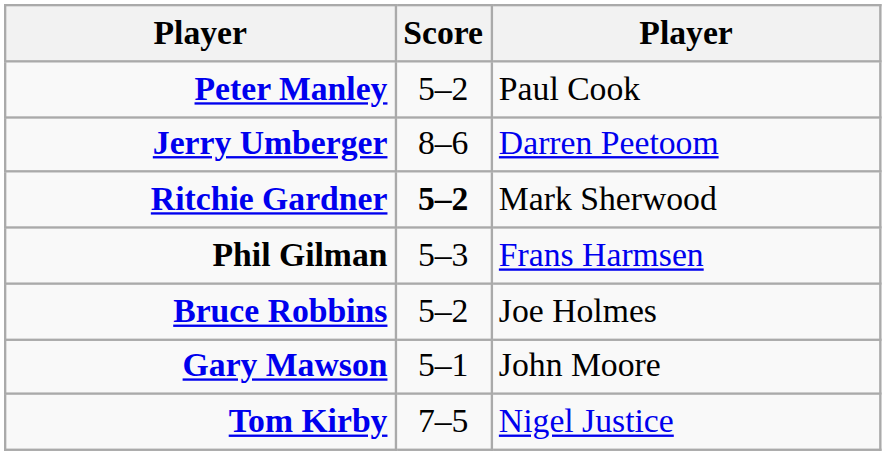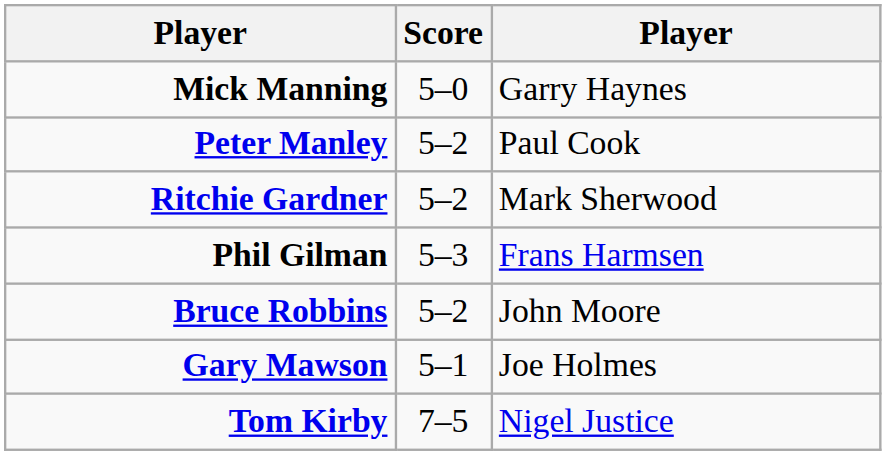+ row: (280, 88)
- row: (270, 143)
(443, 199) bold -> (443, 199) normal
(578, 310) Joe Holmes -> (580, 310) John Moore
(580, 366) John Moore -> (578, 366) Joe Holmes
